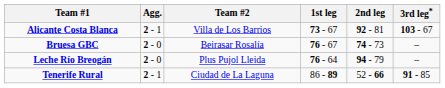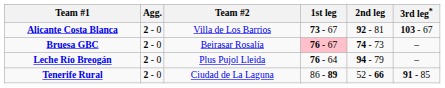(152, 29) 2 - 1 -> (152, 29) 2 - 0
(324, 45) no background -> (324, 45) pink background
(152, 75) 2 - 1 -> (152, 75) 2 - 0
